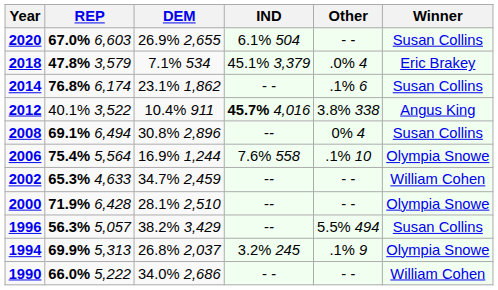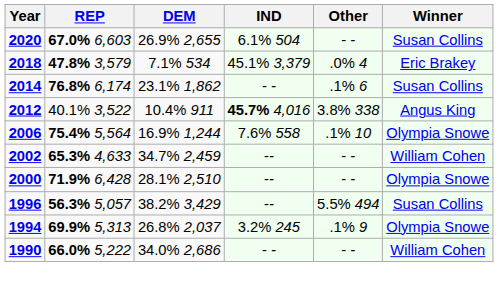- row: (25, 133)
